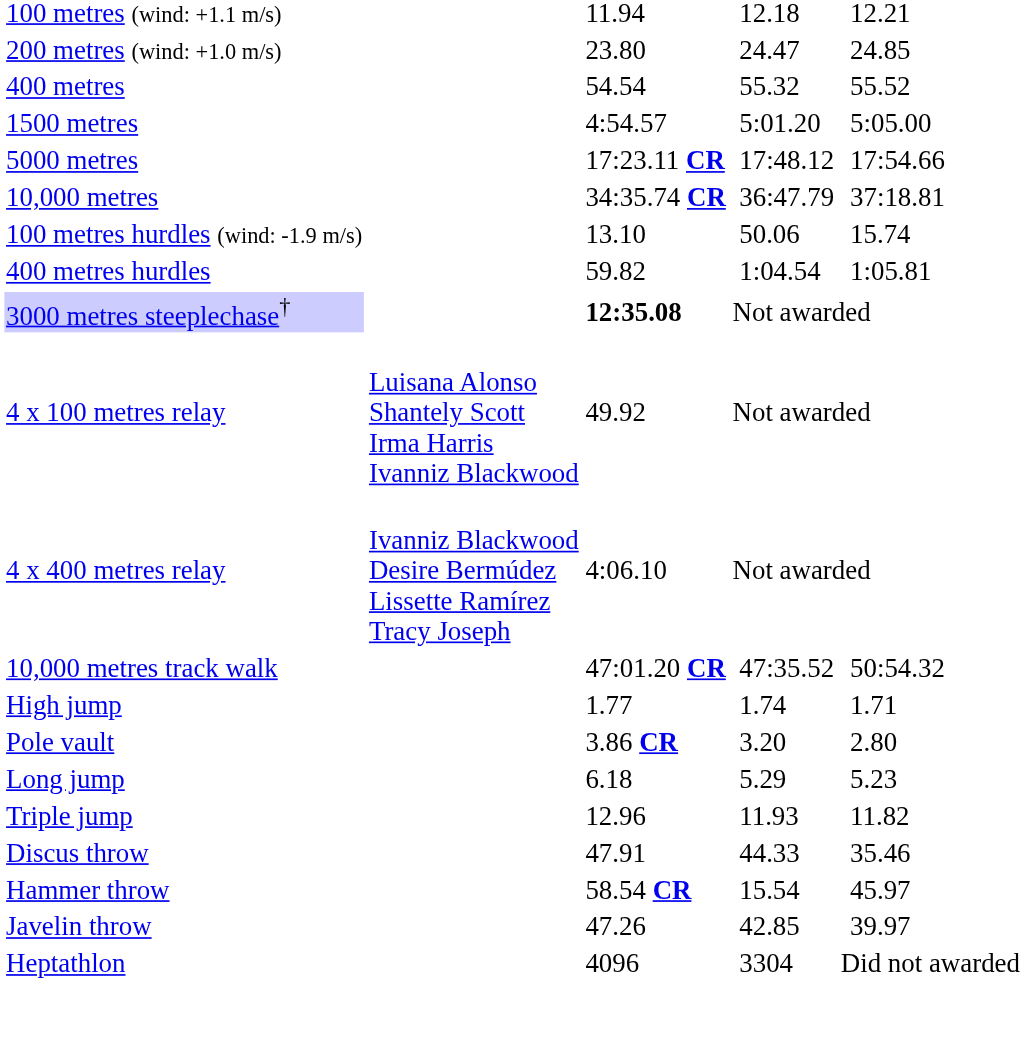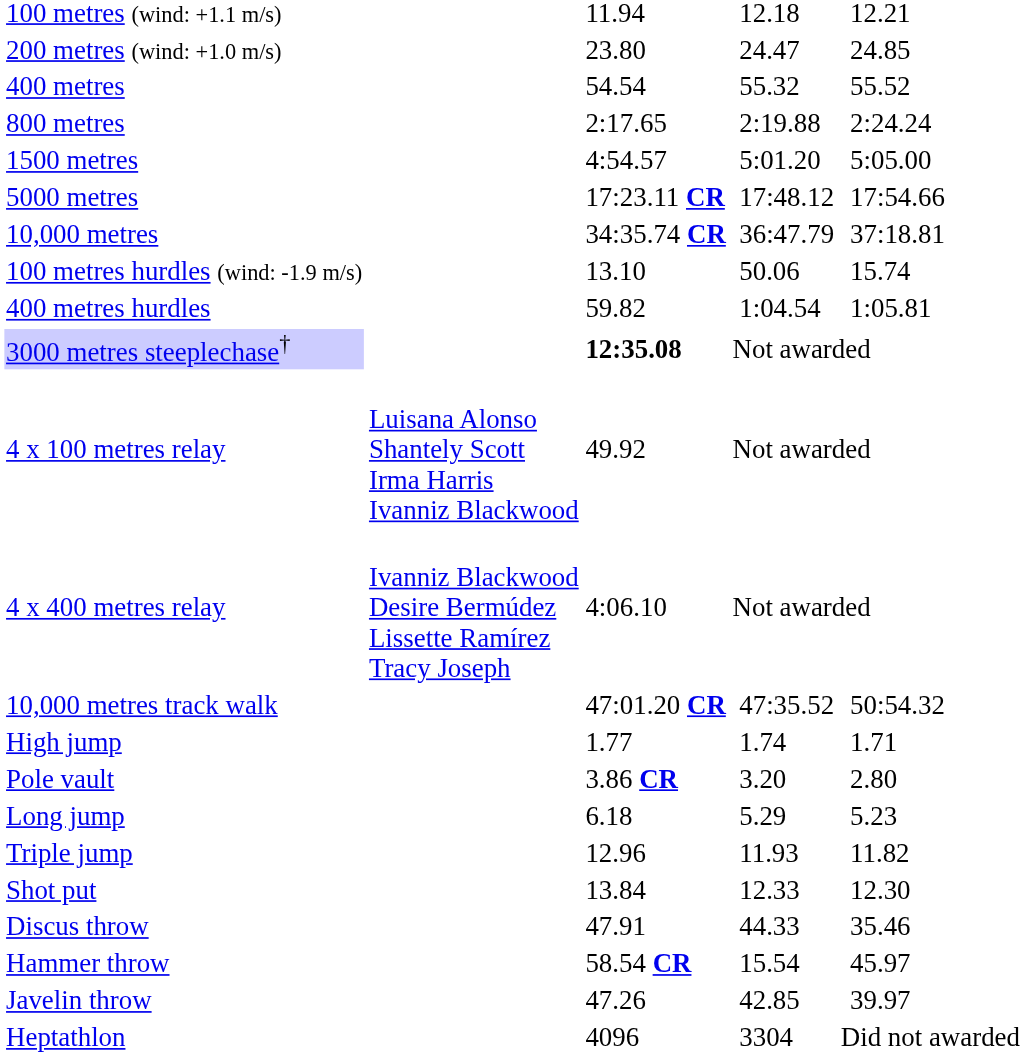+ row: (65, 123)
+ row: (51, 890)
